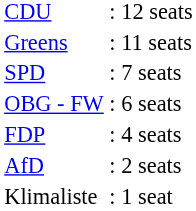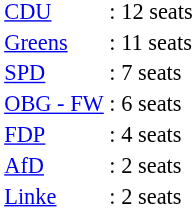+ row: (30, 196)
- row: (51, 196)
